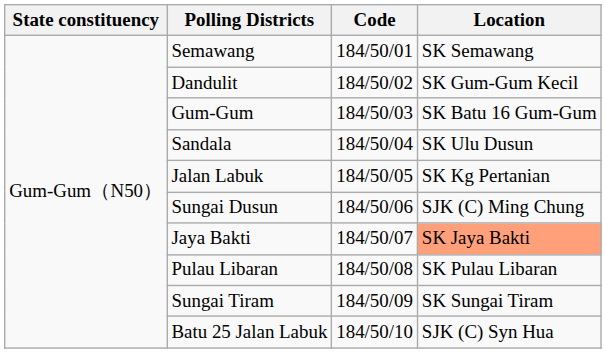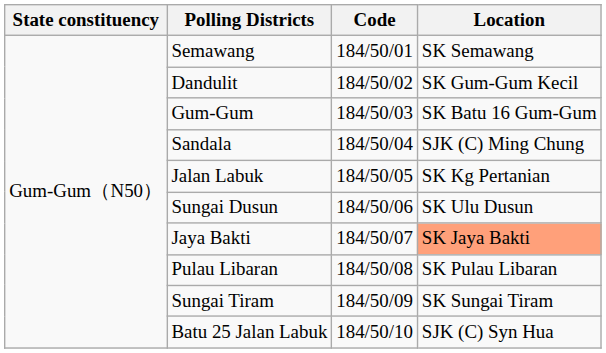(478, 144) SK Ulu Dusun -> (503, 144) SJK (C) Ming Chung
(503, 206) SJK (C) Ming Chung -> (478, 206) SK Ulu Dusun
